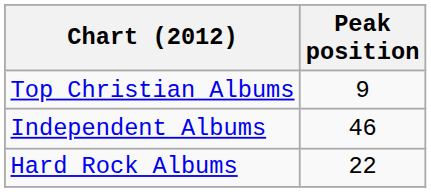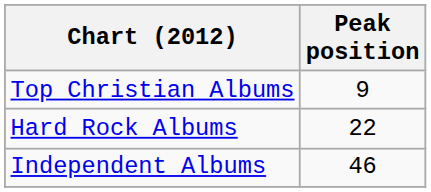rows swapped: (124, 167) <-> (138, 129)
